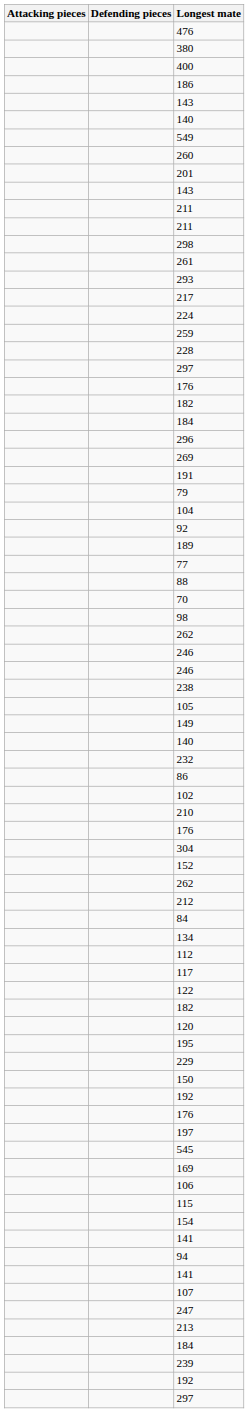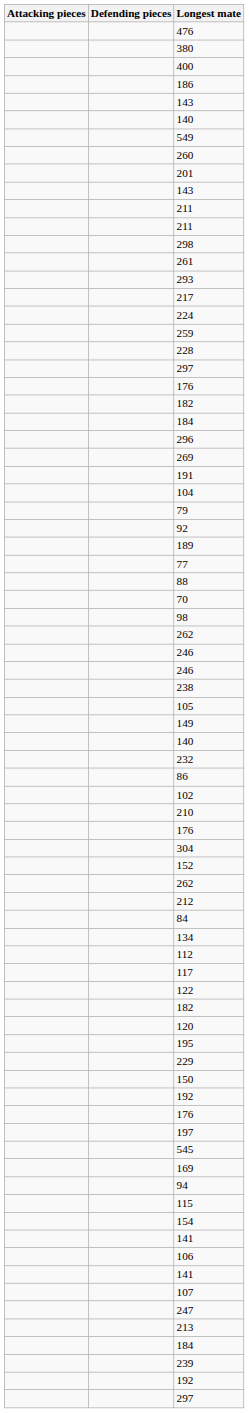rows swapped: (46, 511) <-> (46, 493)
rows swapped: (46, 1186) <-> (46, 1257)
